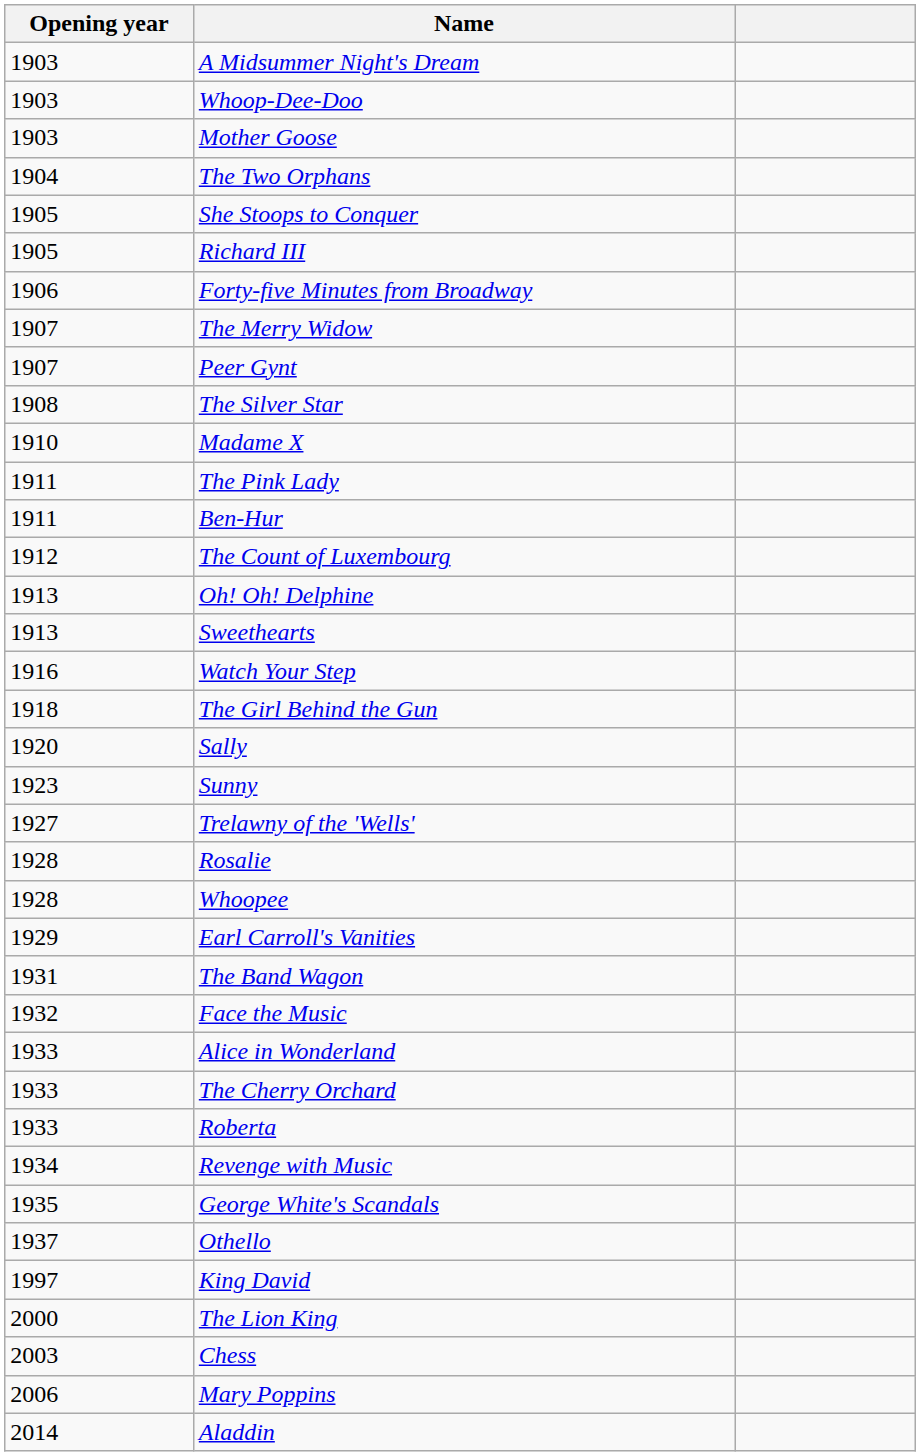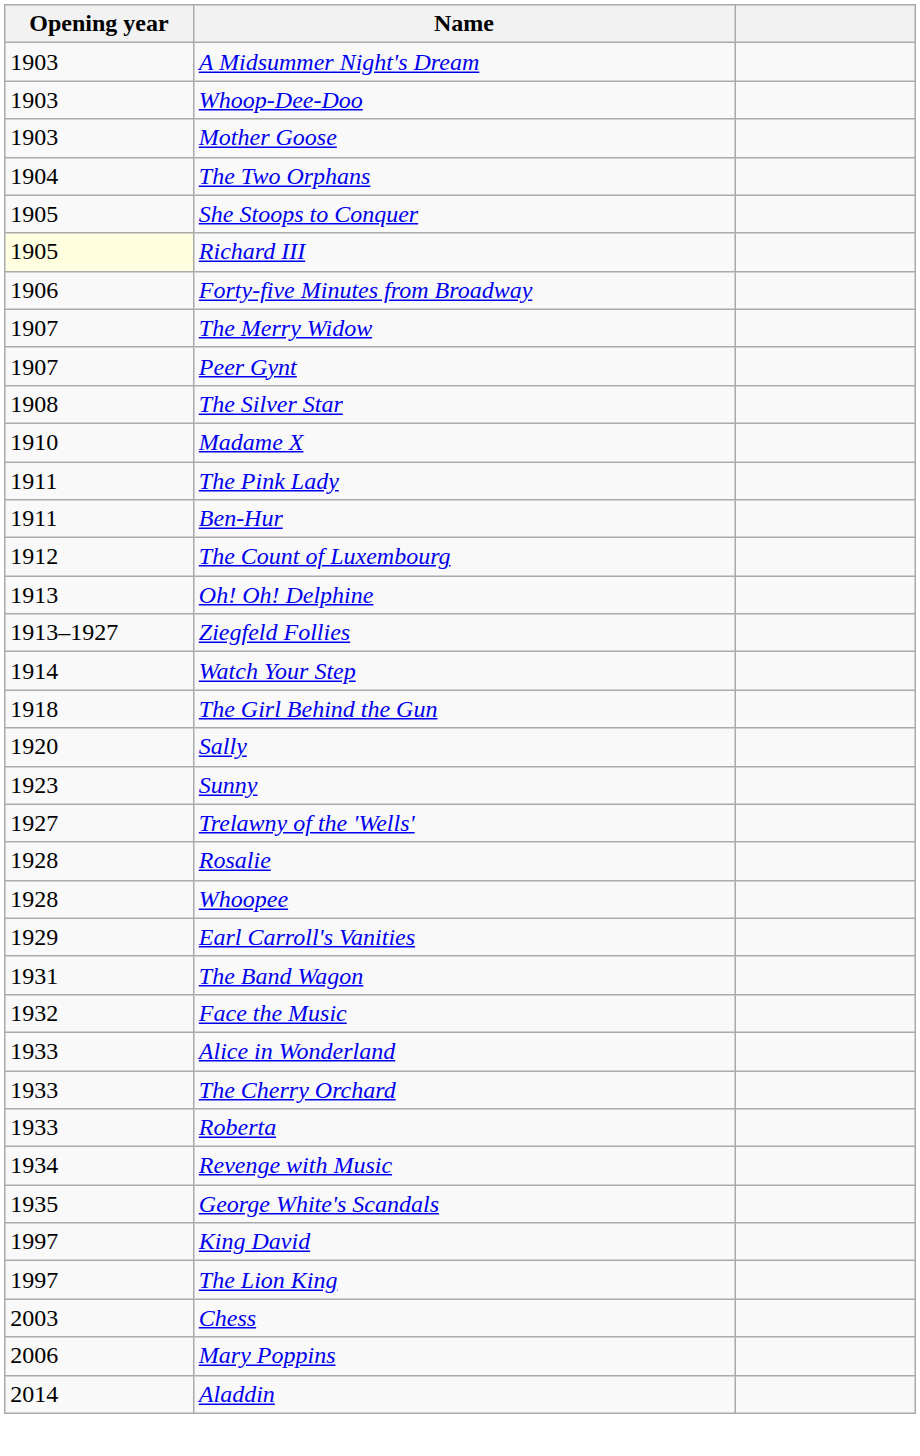(34, 251) no background -> (34, 251) lightyellow background
+ row: (274, 632)
- row: (257, 632)
(34, 670) 1916 -> (34, 670) 1914
- row: (235, 1241)
(34, 1317) 2000 -> (34, 1279) 1997
